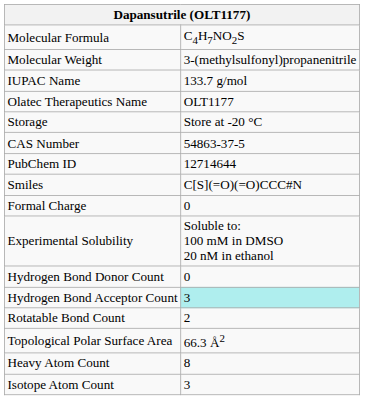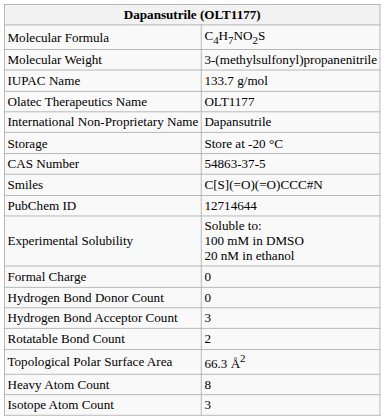+ row: (103, 122)
rows swapped: (42, 163) <-> (25, 184)
rows swapped: (70, 241) <-> (47, 205)
(187, 297) paleturquoise background -> (208, 318) no background
